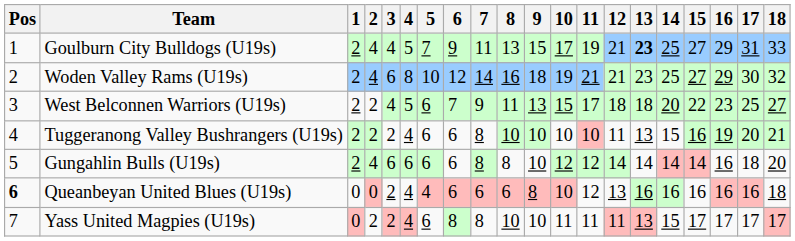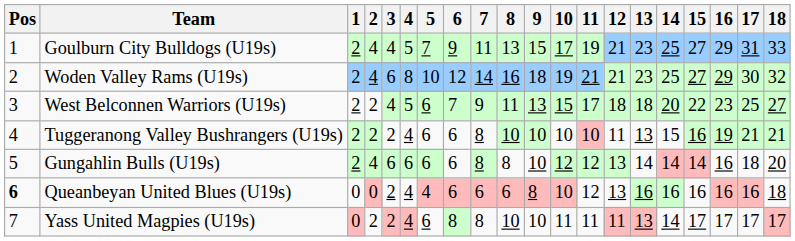(644, 47) bold -> (644, 47) normal
(750, 134) 20 -> (750, 134) 21
(617, 163) 14 -> (617, 163) 13
(670, 221) 15 -> (670, 221) 14
